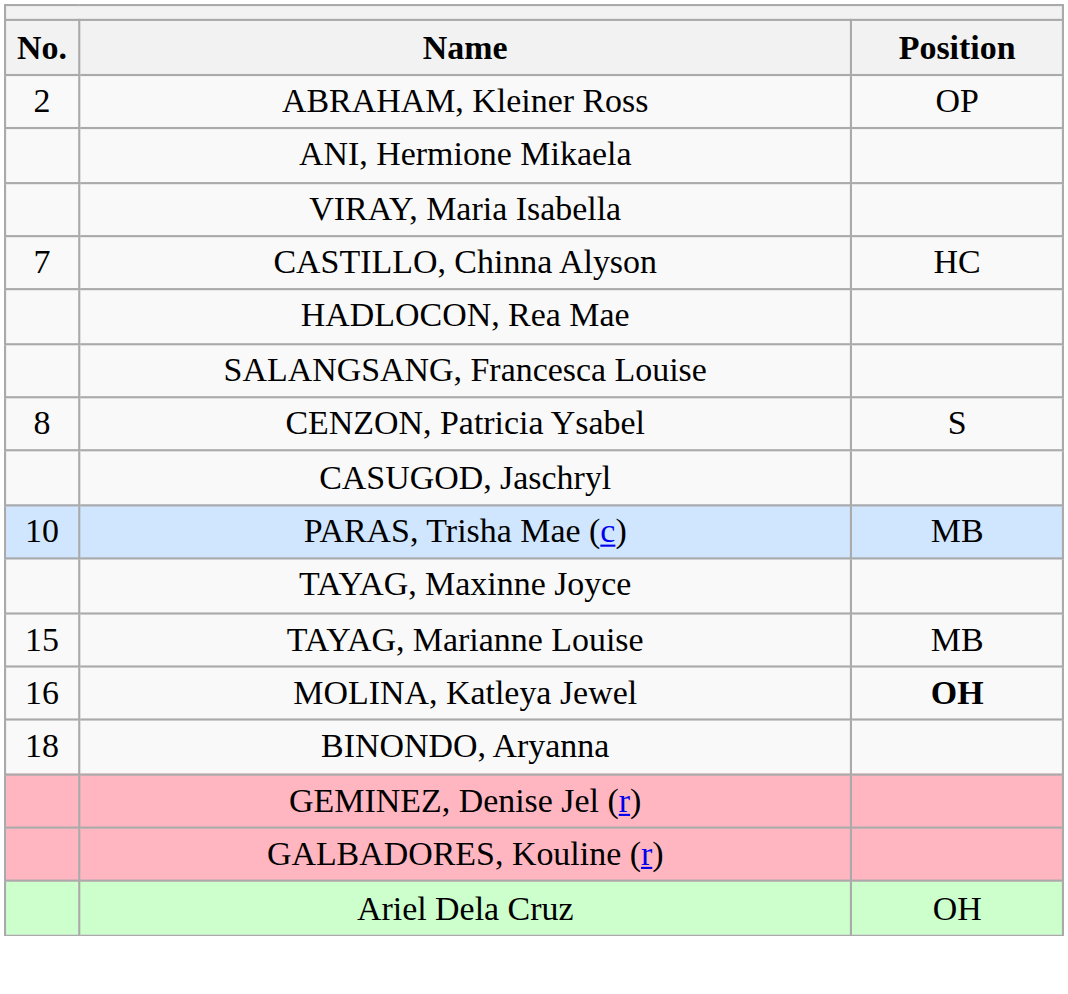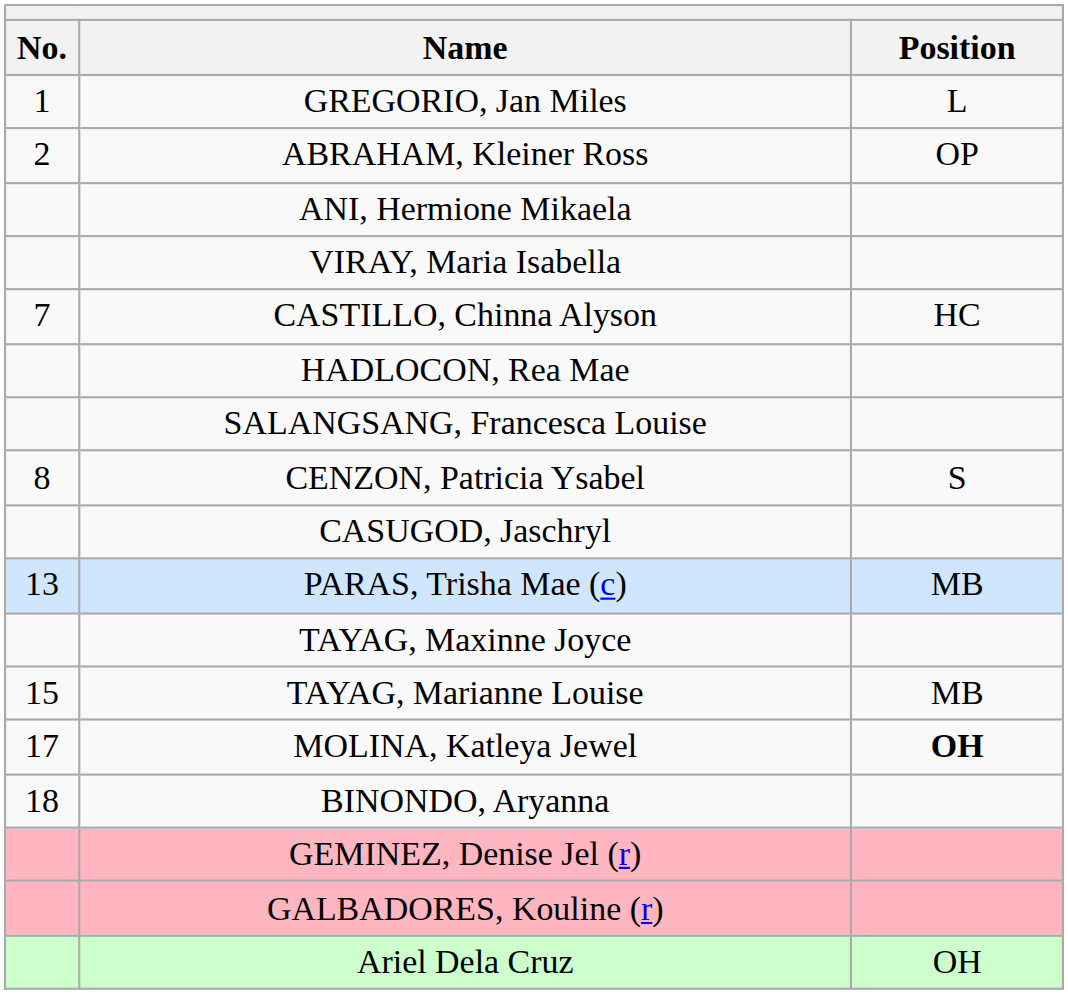+ row: (465, 100)
(42, 531) 10 -> (42, 584) 13
(42, 692) 16 -> (42, 746) 17
